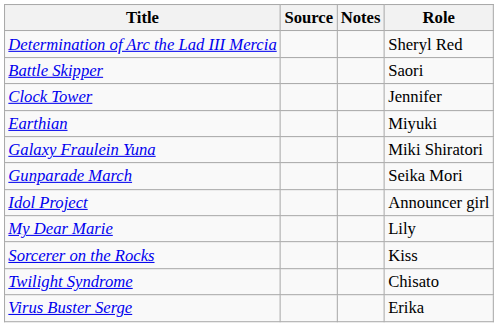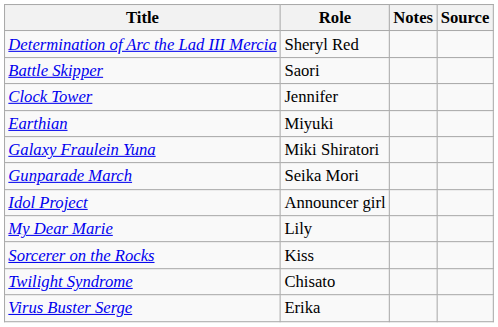columns swapped: (439, 17) <-> (309, 17)
